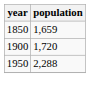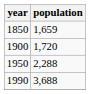+ row: (18, 81)
